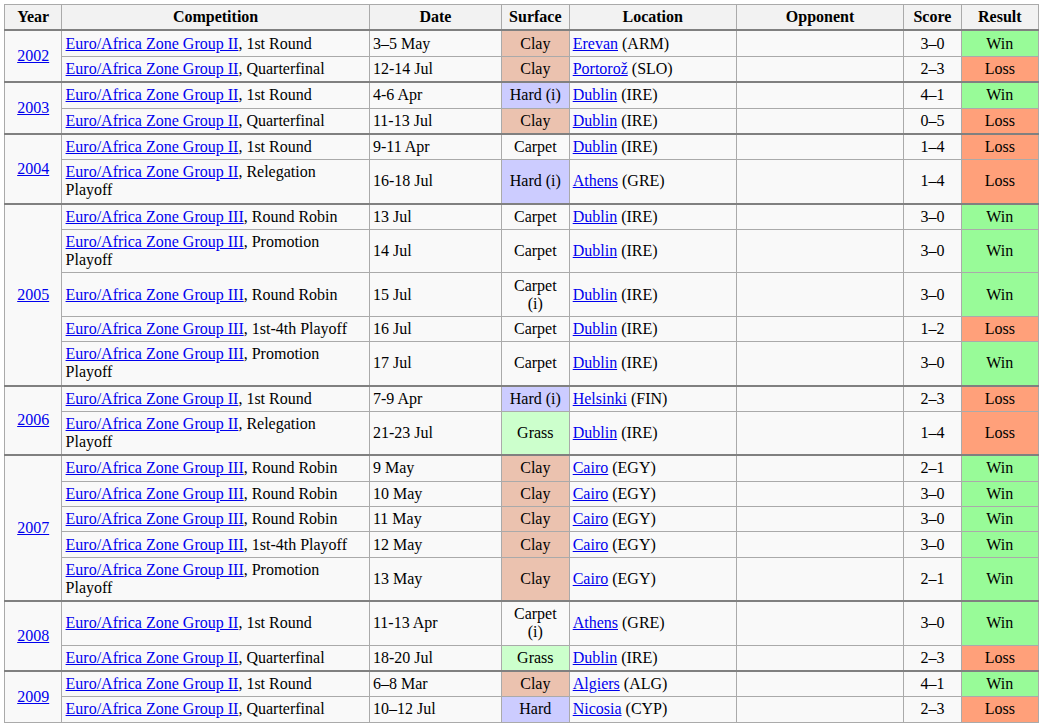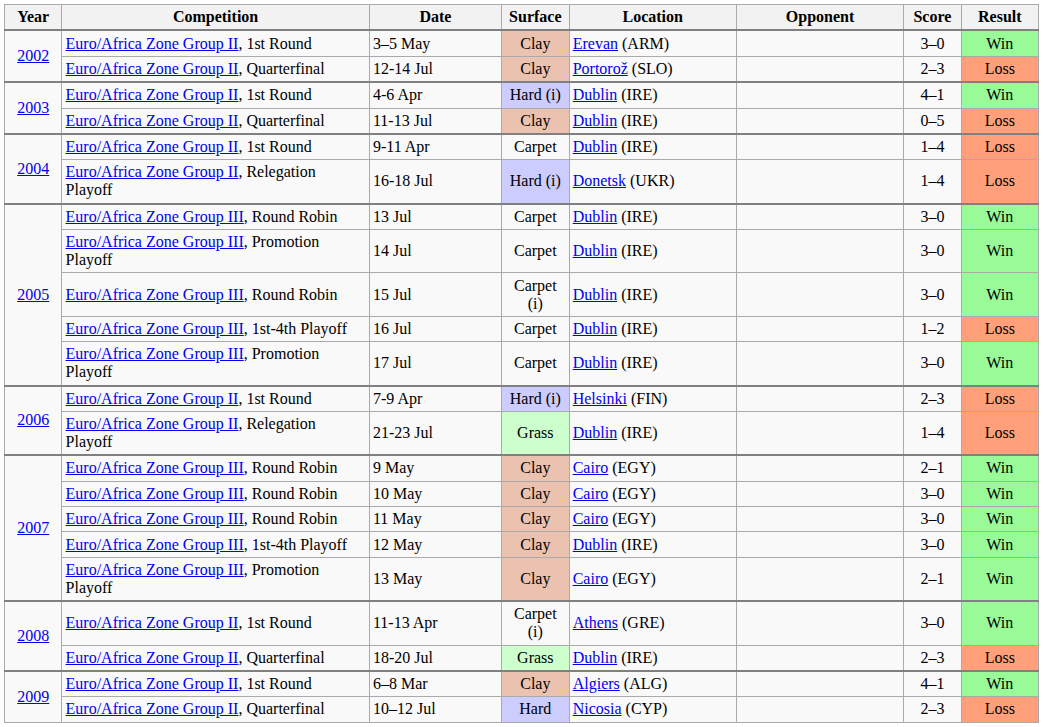(619, 181) Athens (GRE) -> (624, 181) Donetsk (UKR)
(614, 544) Cairo (EGY) -> (615, 544) Dublin (IRE)
